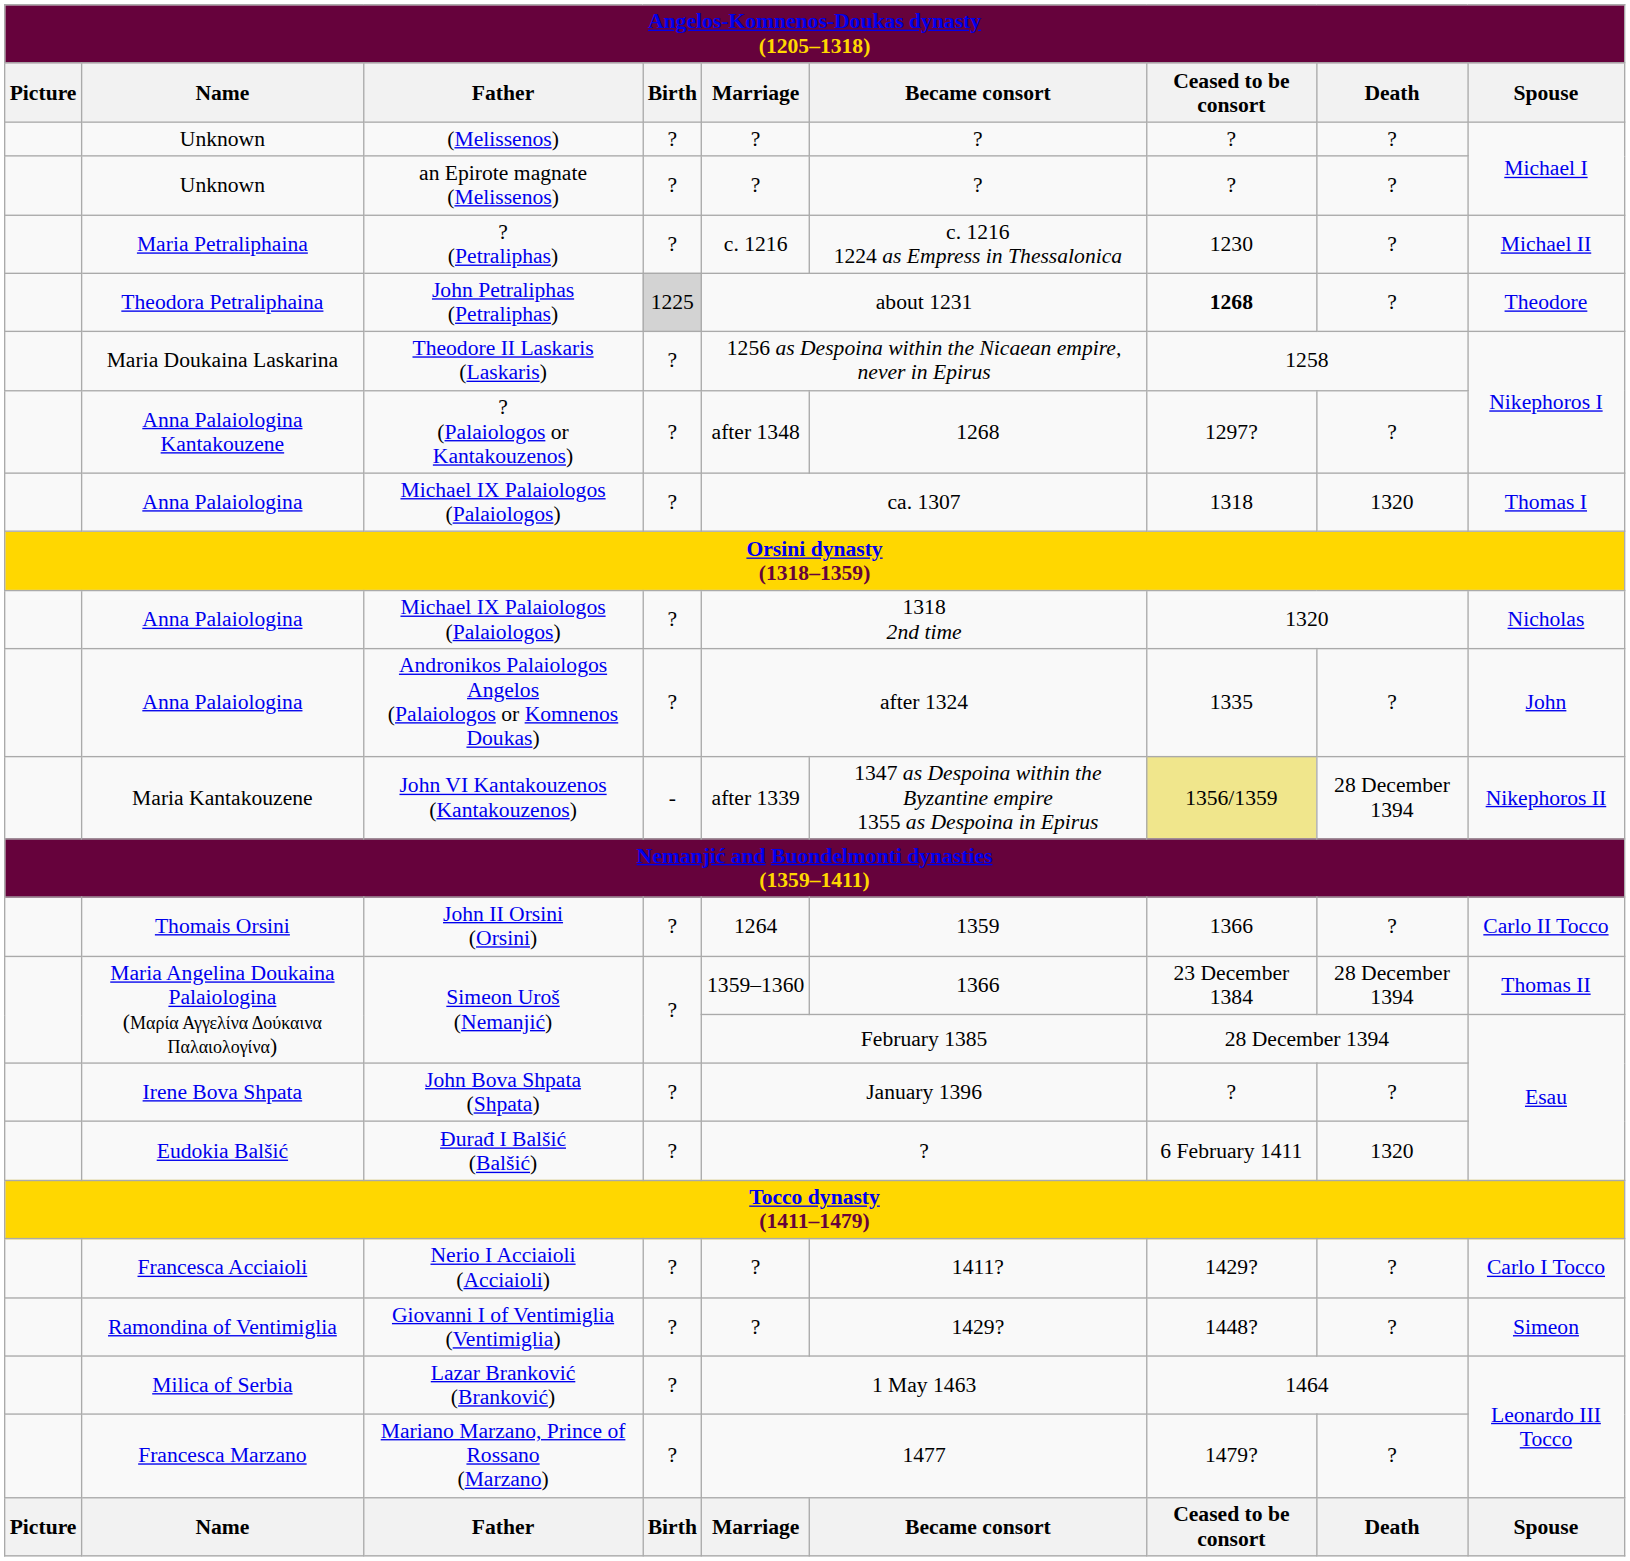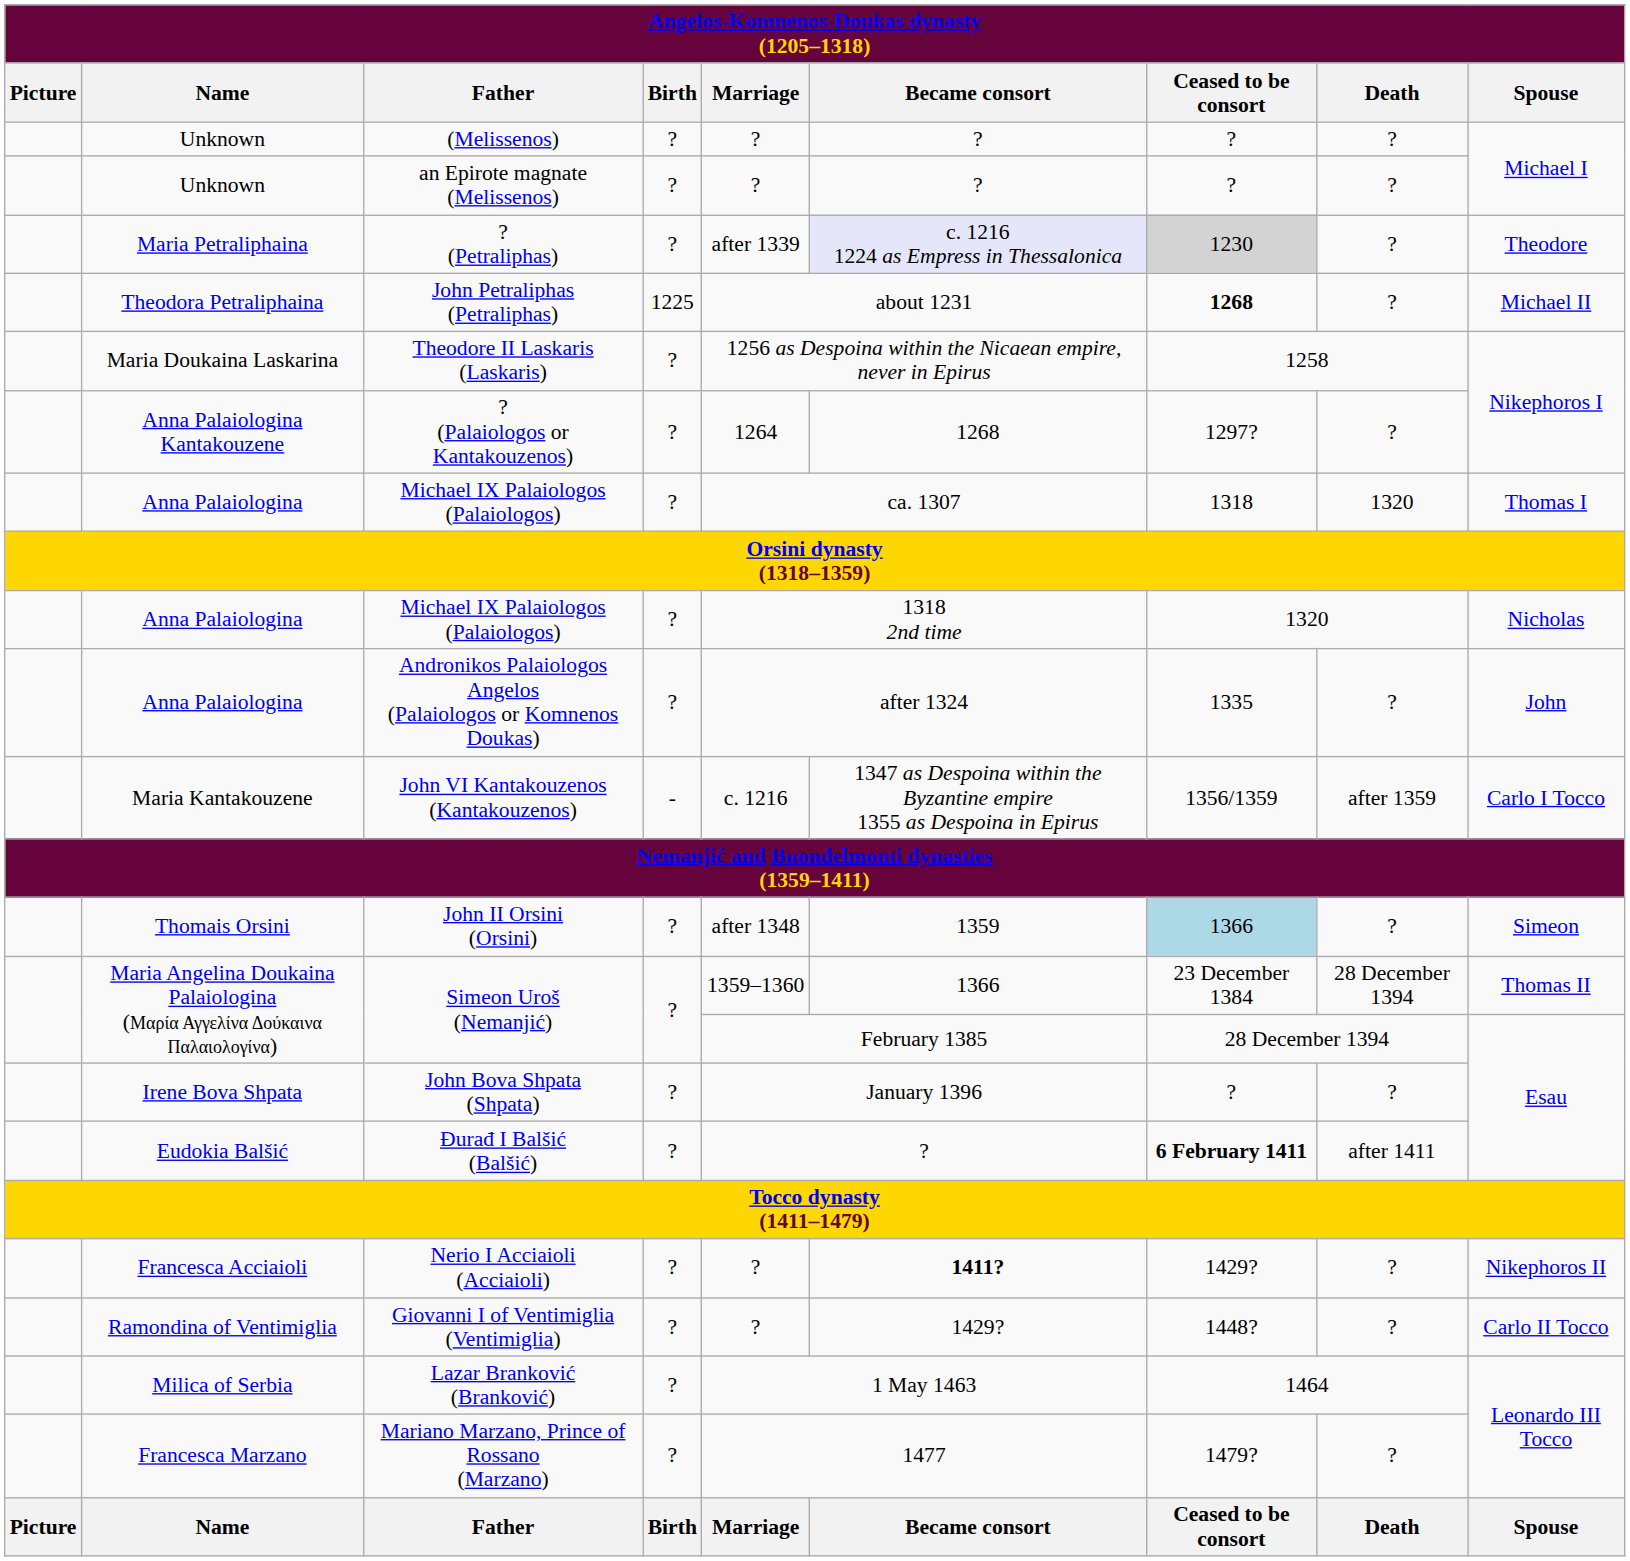(756, 243) c. 1216 -> (756, 243) after 1339
(978, 243) no background -> (978, 243) lavender background
(1231, 243) no background -> (1231, 243) lightgrey background
(1546, 243) Michael II -> (1546, 243) Theodore
(672, 302) lightgrey background -> (672, 302) no background
(1546, 302) Theodore -> (1546, 302) Michael II
(756, 431) after 1348 -> (756, 431) 1264
(756, 797) after 1339 -> (756, 797) c. 1216
(1231, 797) khaki background -> (1231, 797) no background
(1392, 797) 28 December 1394 -> (1392, 797) after 1359
(1546, 797) Nikephoros II -> (1546, 797) Carlo I Tocco
(756, 926) 1264 -> (756, 926) after 1348
(1231, 926) no background -> (1231, 926) lightblue background
(1546, 926) Carlo II Tocco -> (1546, 926) Simeon
(1231, 1150) normal -> (1231, 1150) bold
(1392, 1150) 1320 -> (1392, 1150) after 1411
(978, 1267) normal -> (978, 1267) bold
(1546, 1267) Carlo I Tocco -> (1546, 1267) Nikephoros II
(1546, 1326) Simeon -> (1546, 1326) Carlo II Tocco
